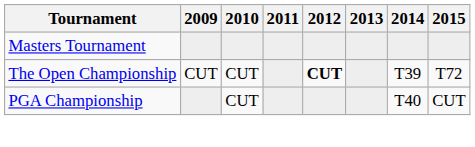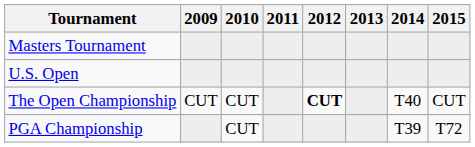+ row: (43, 73)
(408, 73) T39 -> (408, 101) T40
(449, 73) T72 -> (449, 101) CUT
(408, 101) T40 -> (408, 128) T39
(449, 101) CUT -> (449, 128) T72
